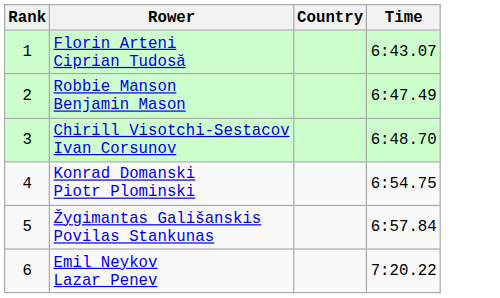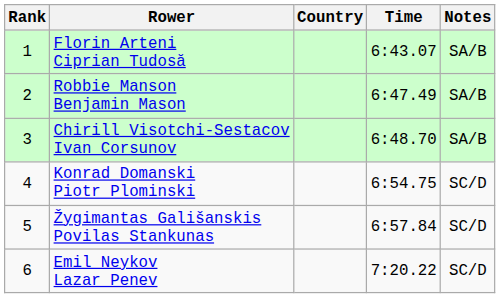+ column: (468, 17)
